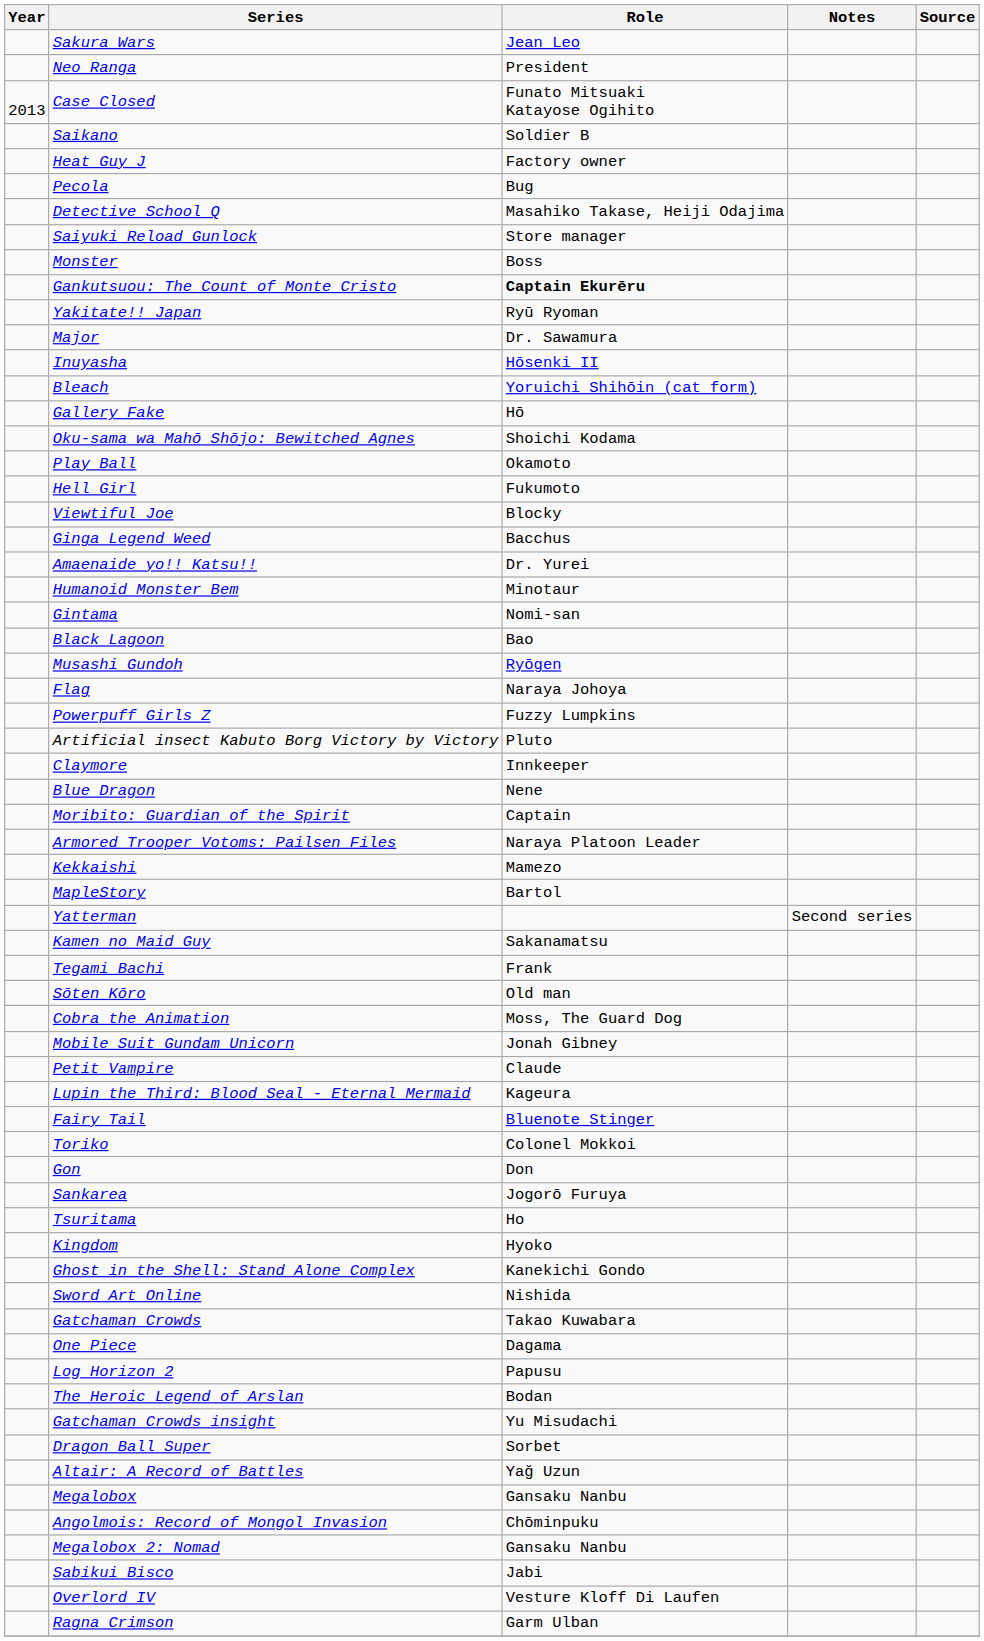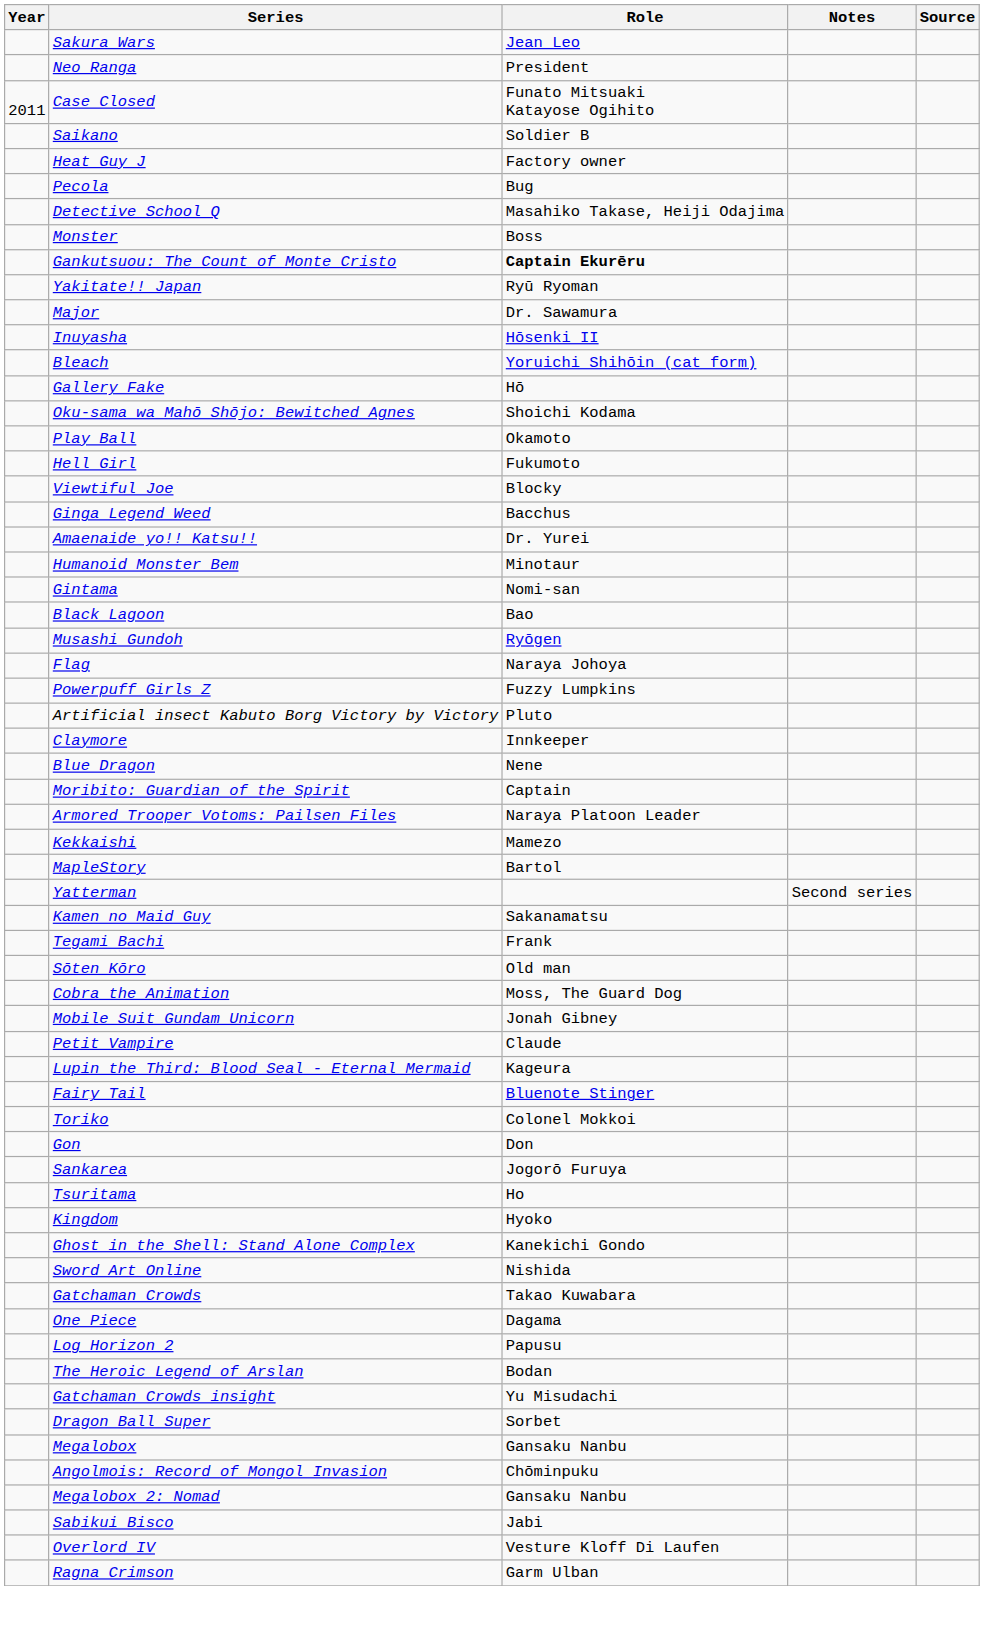(27, 111) 2013 -> (27, 111) 2011
- row: (155, 237)
- row: (178, 1472)
